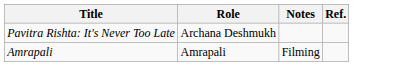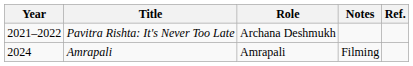+ column: (34, 14)
